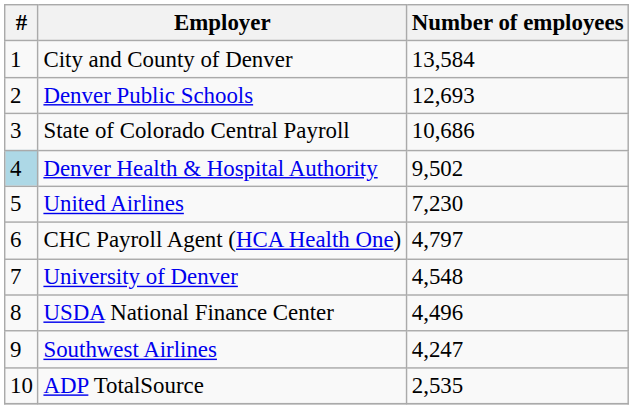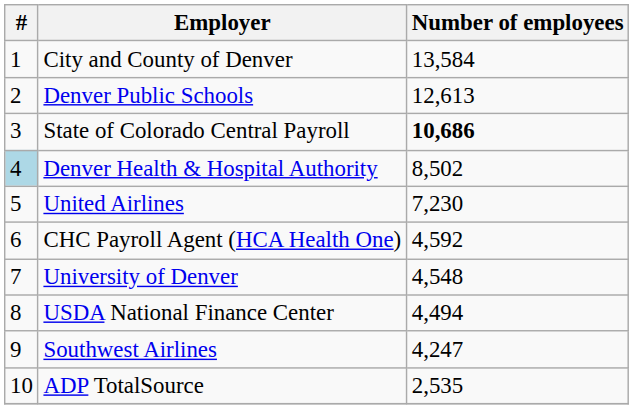(443, 95) 12,693 -> (443, 95) 12,613
(443, 131) normal -> (443, 131) bold
(437, 167) 9,502 -> (437, 167) 8,502
(437, 240) 4,797 -> (437, 240) 4,592
(437, 312) 4,496 -> (437, 312) 4,494
